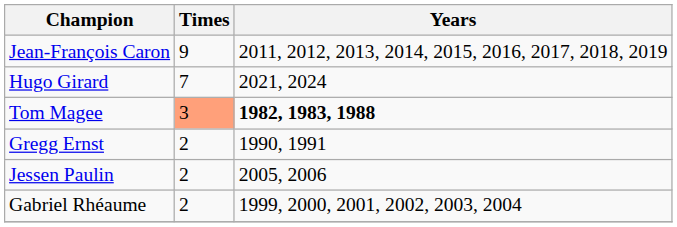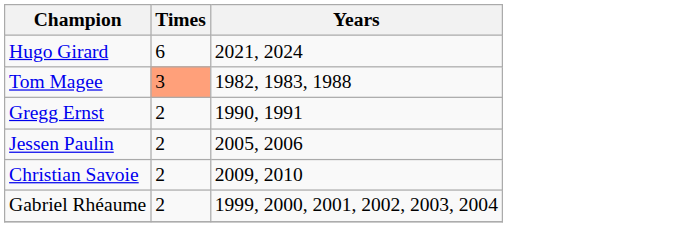- row: (90, 50)
(184, 81) 7 -> (160, 50) 6
(307, 112) bold -> (283, 81) normal
+ row: (74, 174)
